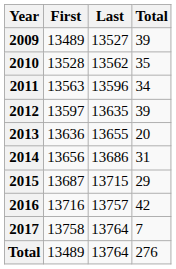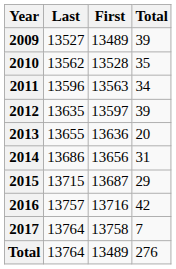columns swapped: (66, 16) <-> (110, 16)
